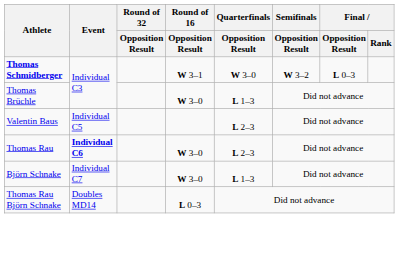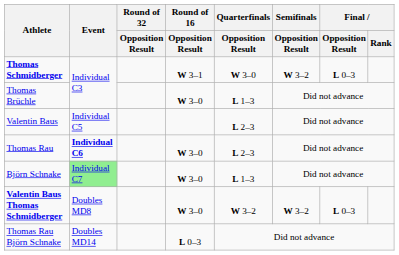(91, 174) no background -> (91, 174) lightgreen background
+ row: (34, 205)
